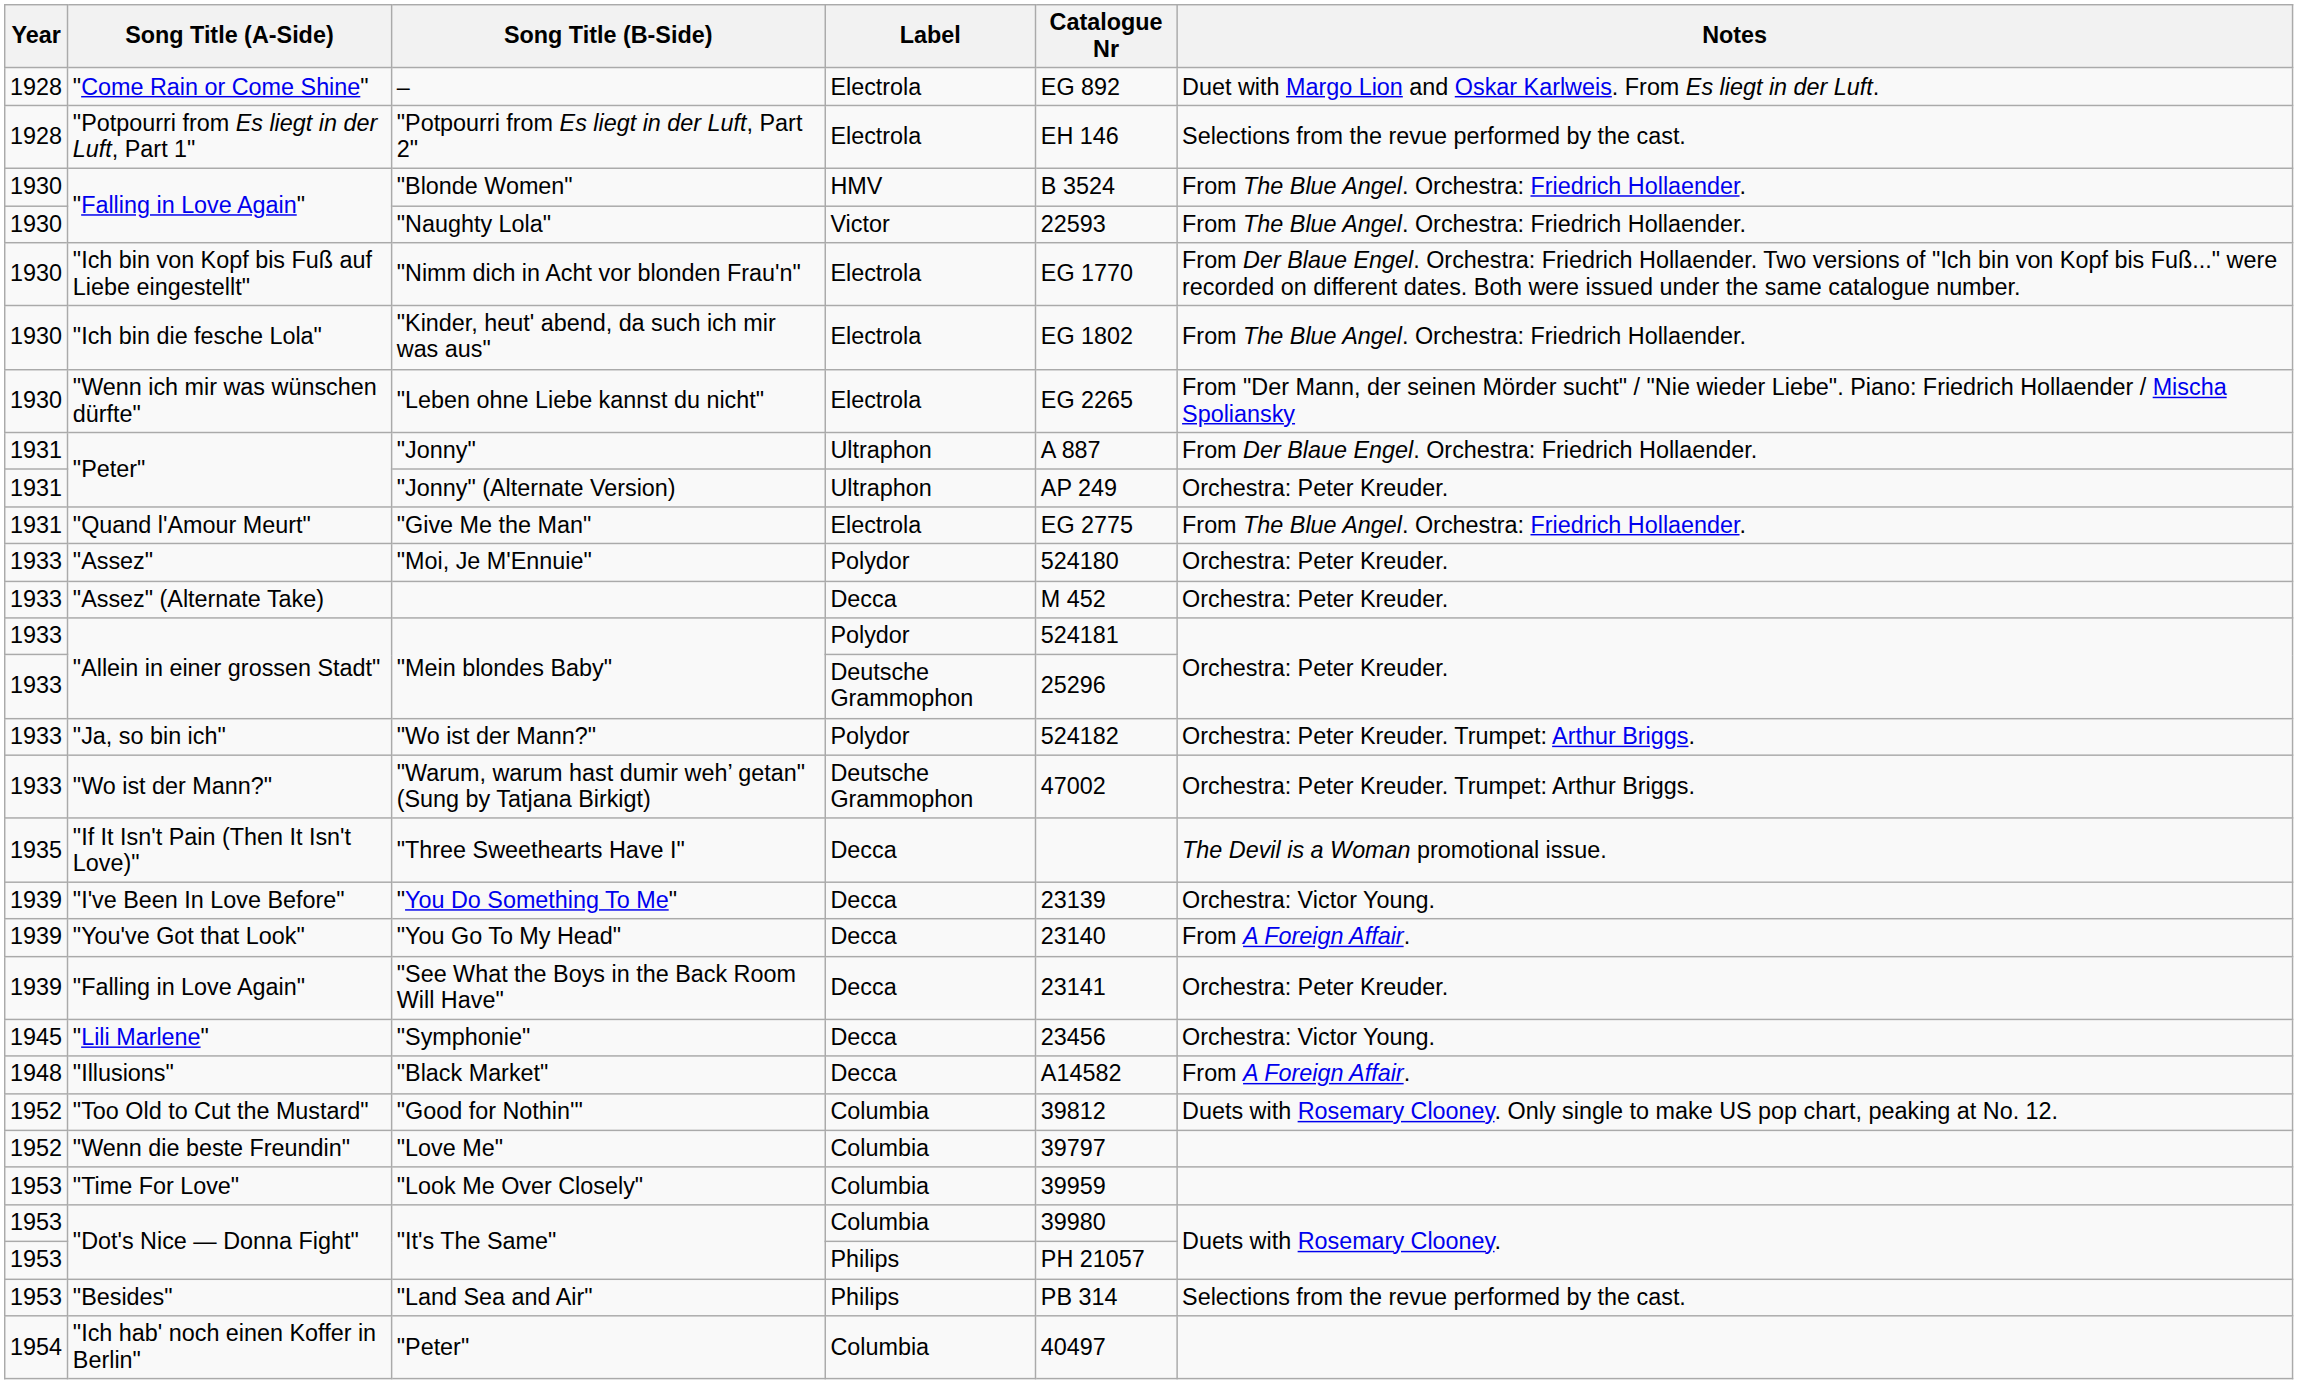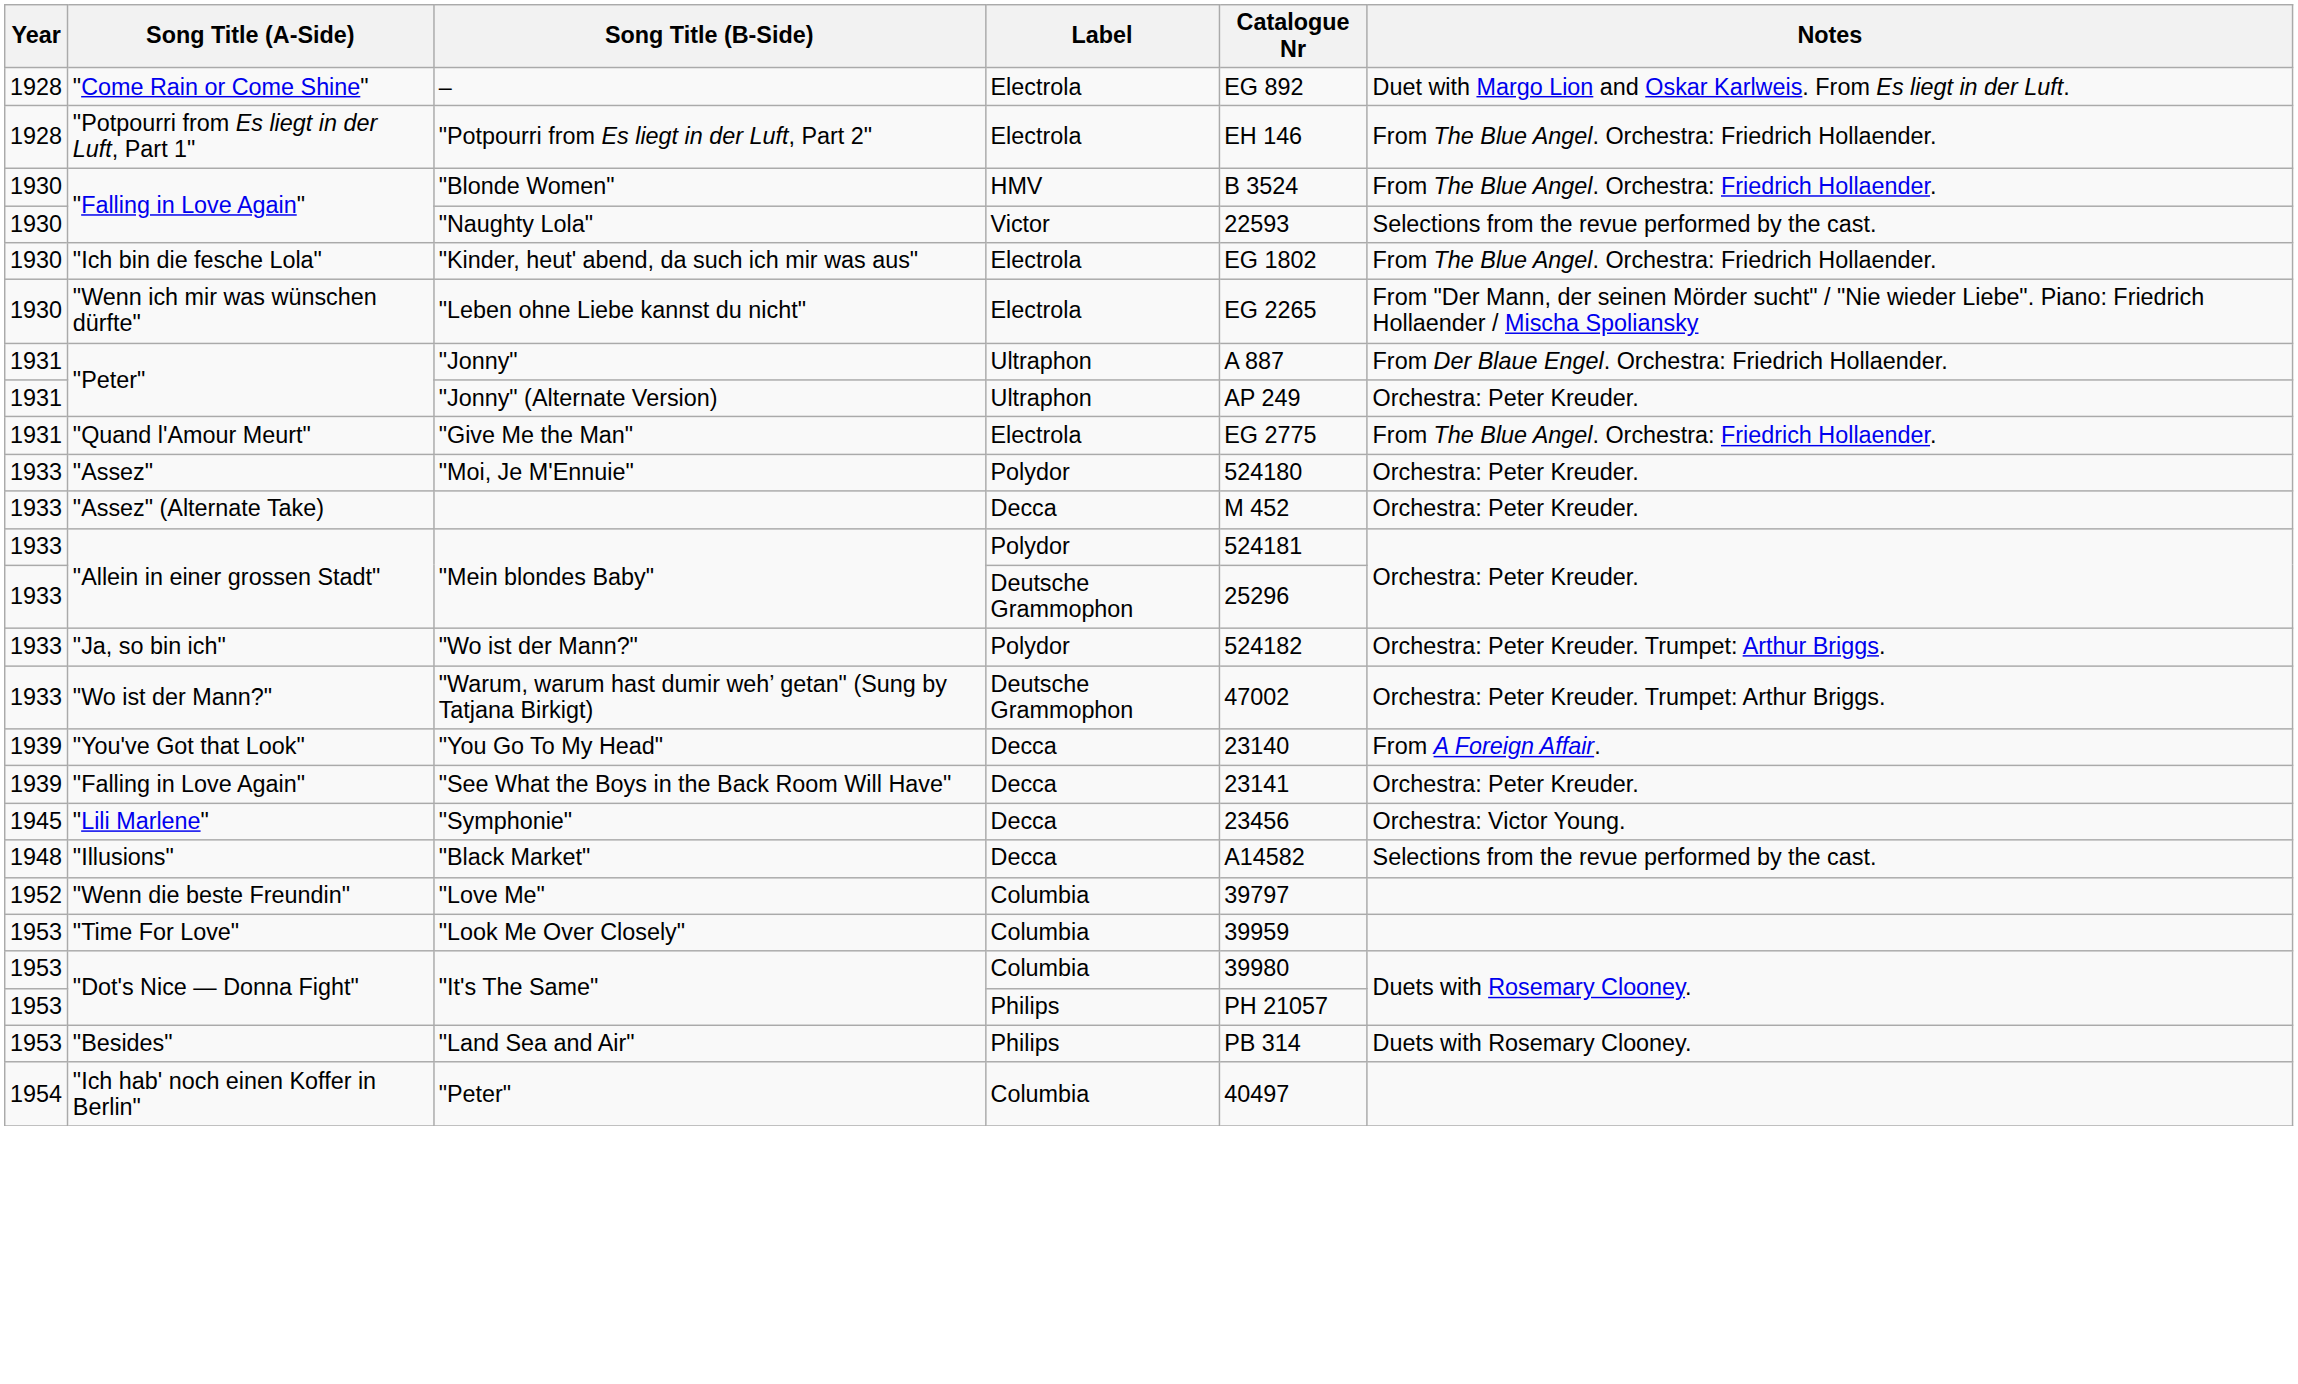(1434, 136) Selections from the revue performed by the cast. -> (1655, 136) From The Blue Angel. Orchestra: Friedrich Hollaender.
(1464, 223) From The Blue Angel. Orchestra: Friedrich Hollaender. -> (1624, 223) Selections from the revue performed by the cast.
- row: (599, 273)
- row: (541, 849)
- row: (537, 900)
(1296, 1074) From A Foreign Affair. -> (1624, 858) Selections from the revue performed by the cast.
- row: (490, 1111)
(1434, 1296) Selections from the revue performed by the cast. -> (1532, 1043) Duets with Rosemary Clooney.
